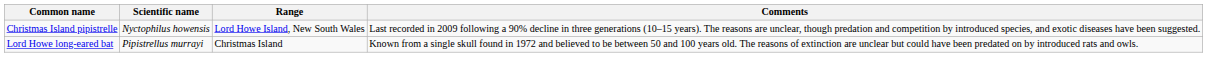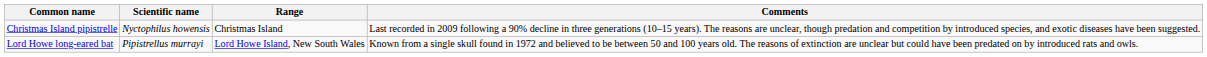(290, 28) Lord Howe Island, New South Wales -> (248, 28) Christmas Island
(248, 44) Christmas Island -> (290, 44) Lord Howe Island, New South Wales
